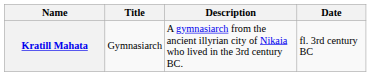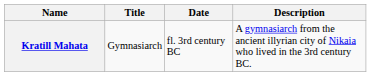columns swapped: (331, 12) <-> (231, 12)
